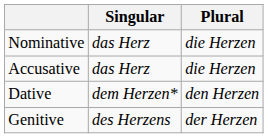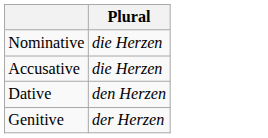- column: (135, 17)
